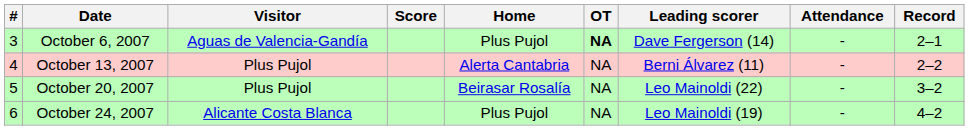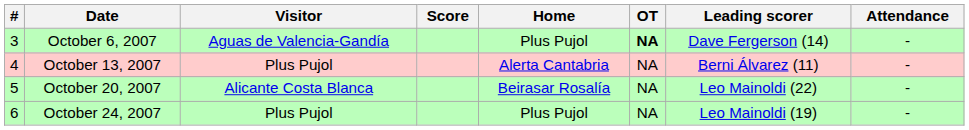- column: (929, 16)
(277, 88) Plus Pujol -> (299, 88) Alicante Costa Blanca
(277, 112) Alicante Costa Blanca -> (299, 112) Plus Pujol
